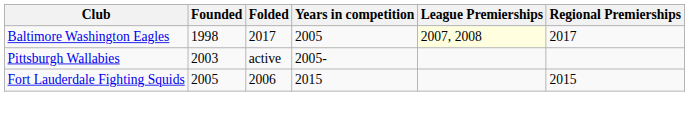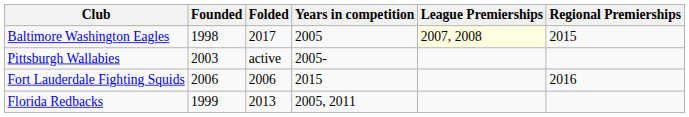(563, 36) 2017 -> (563, 36) 2015
(205, 79) 2005 -> (205, 79) 2006
(563, 79) 2015 -> (563, 79) 2016
+ row: (55, 101)
